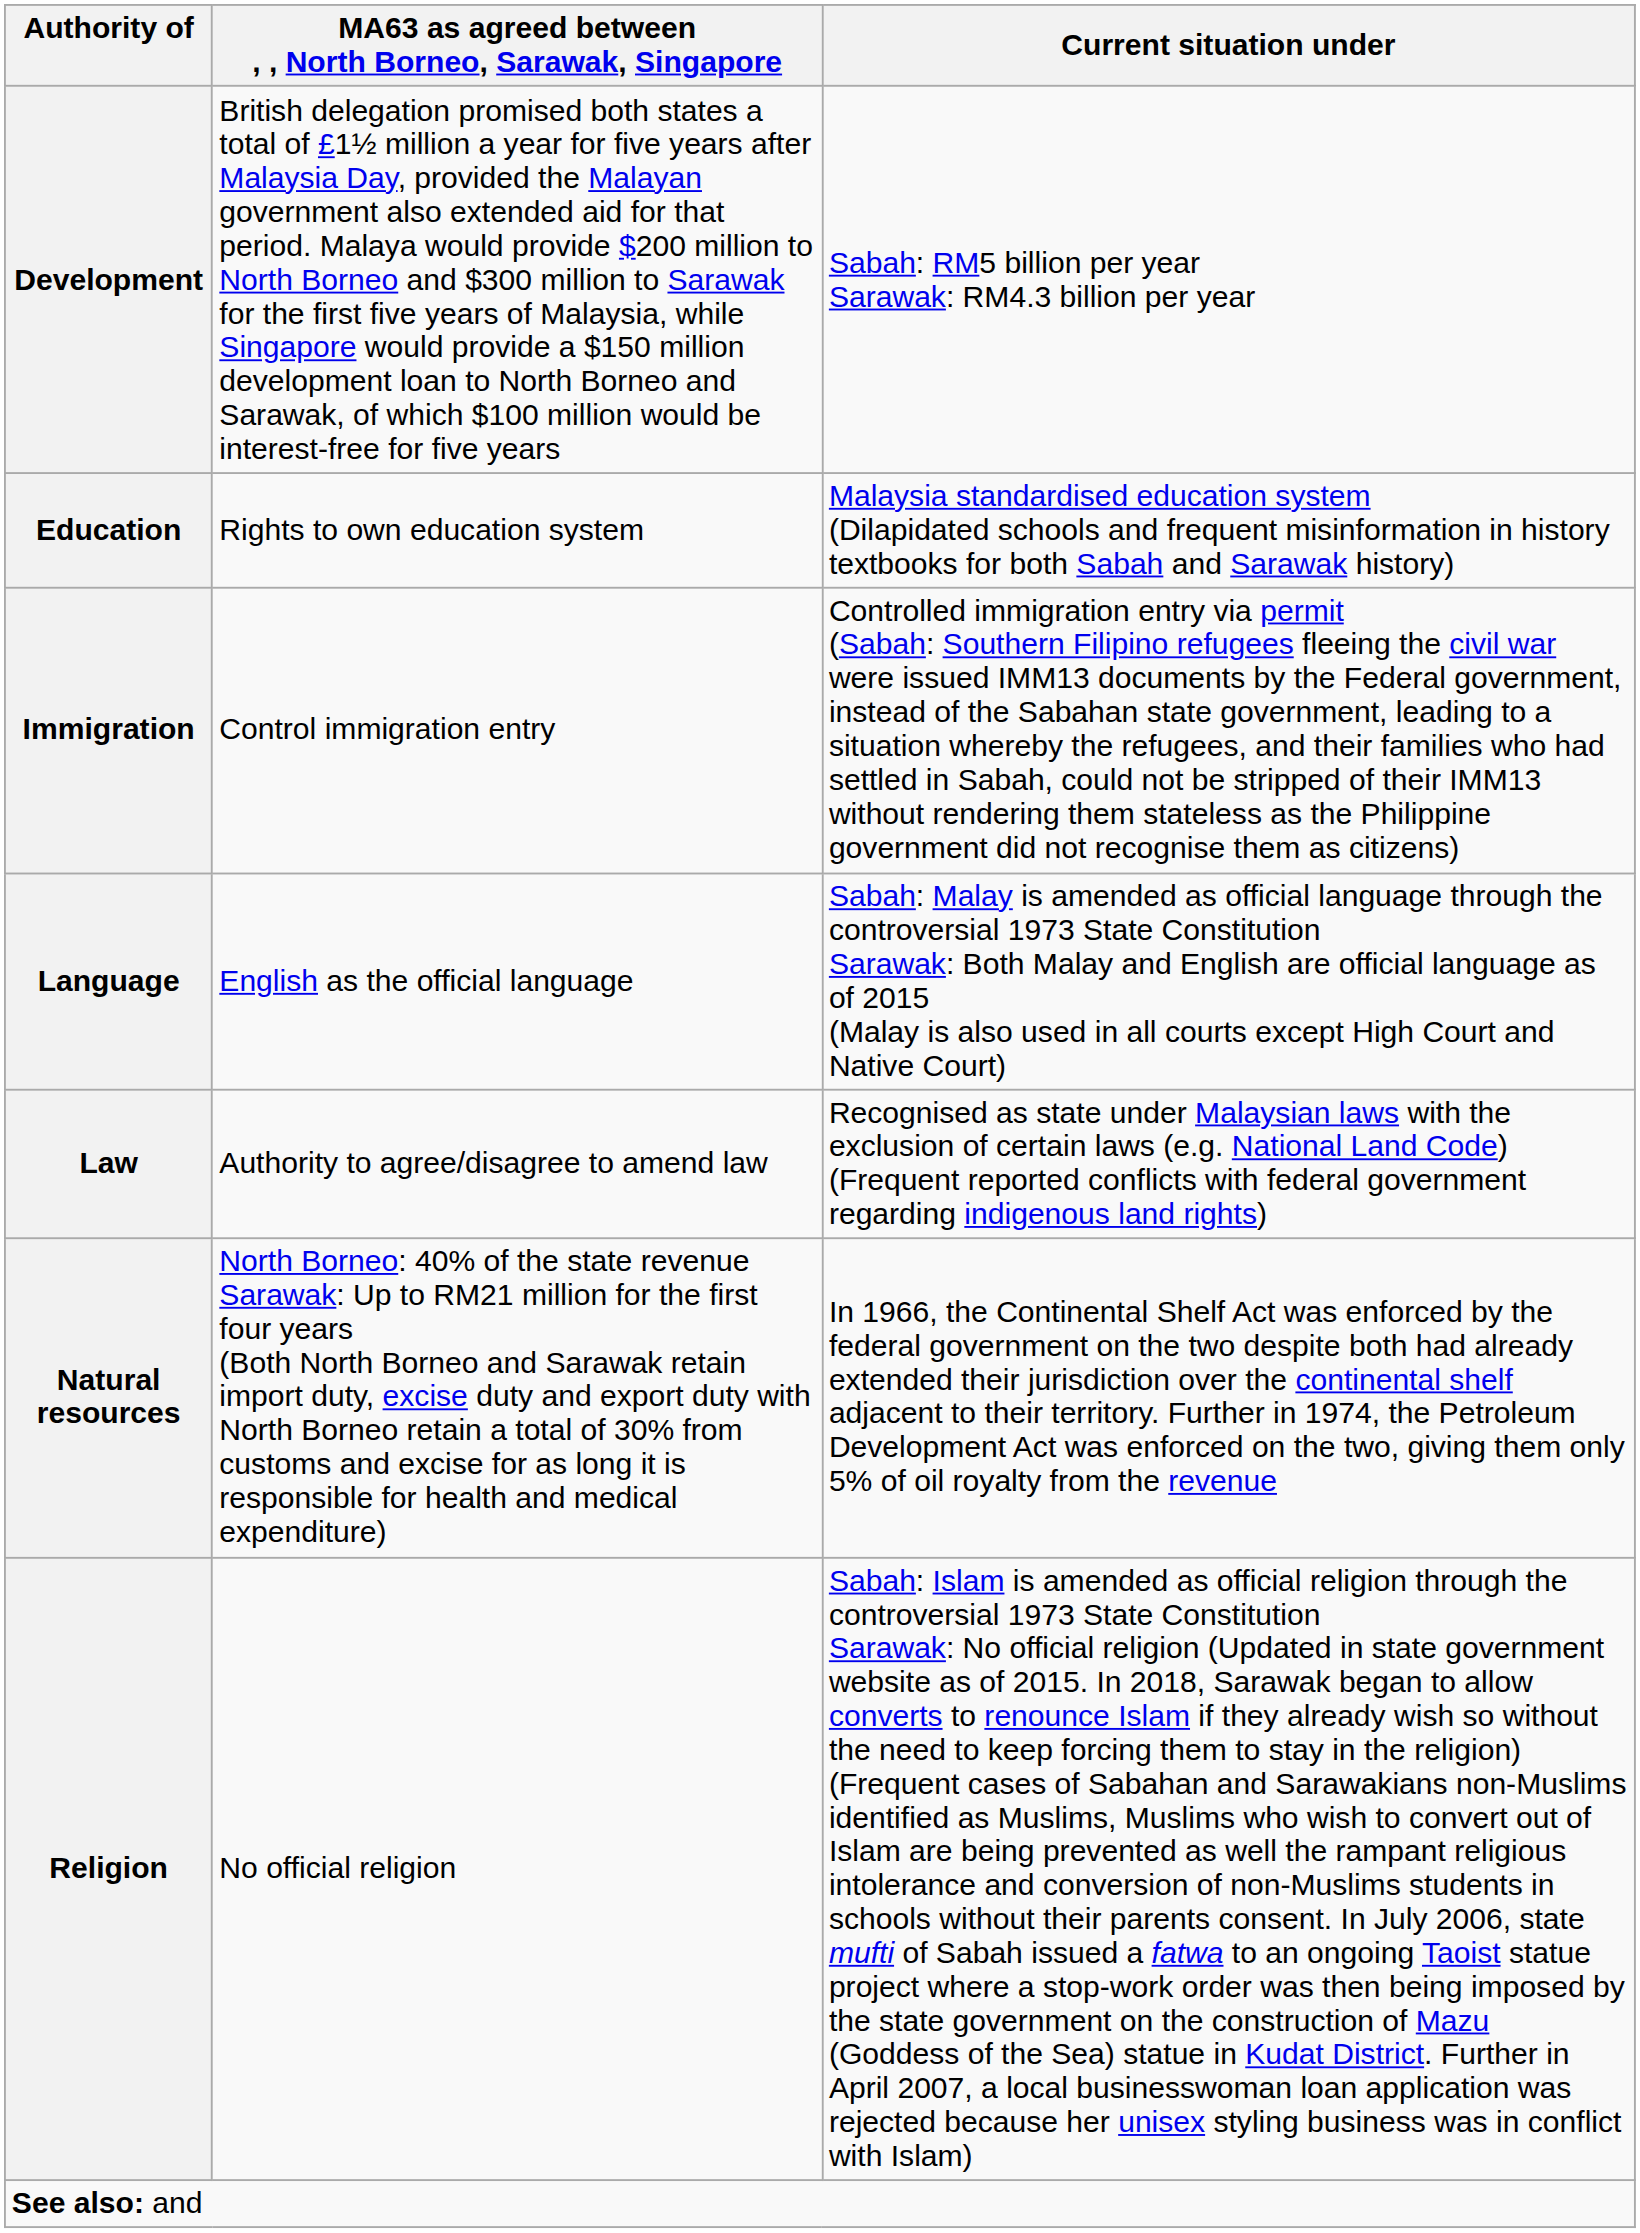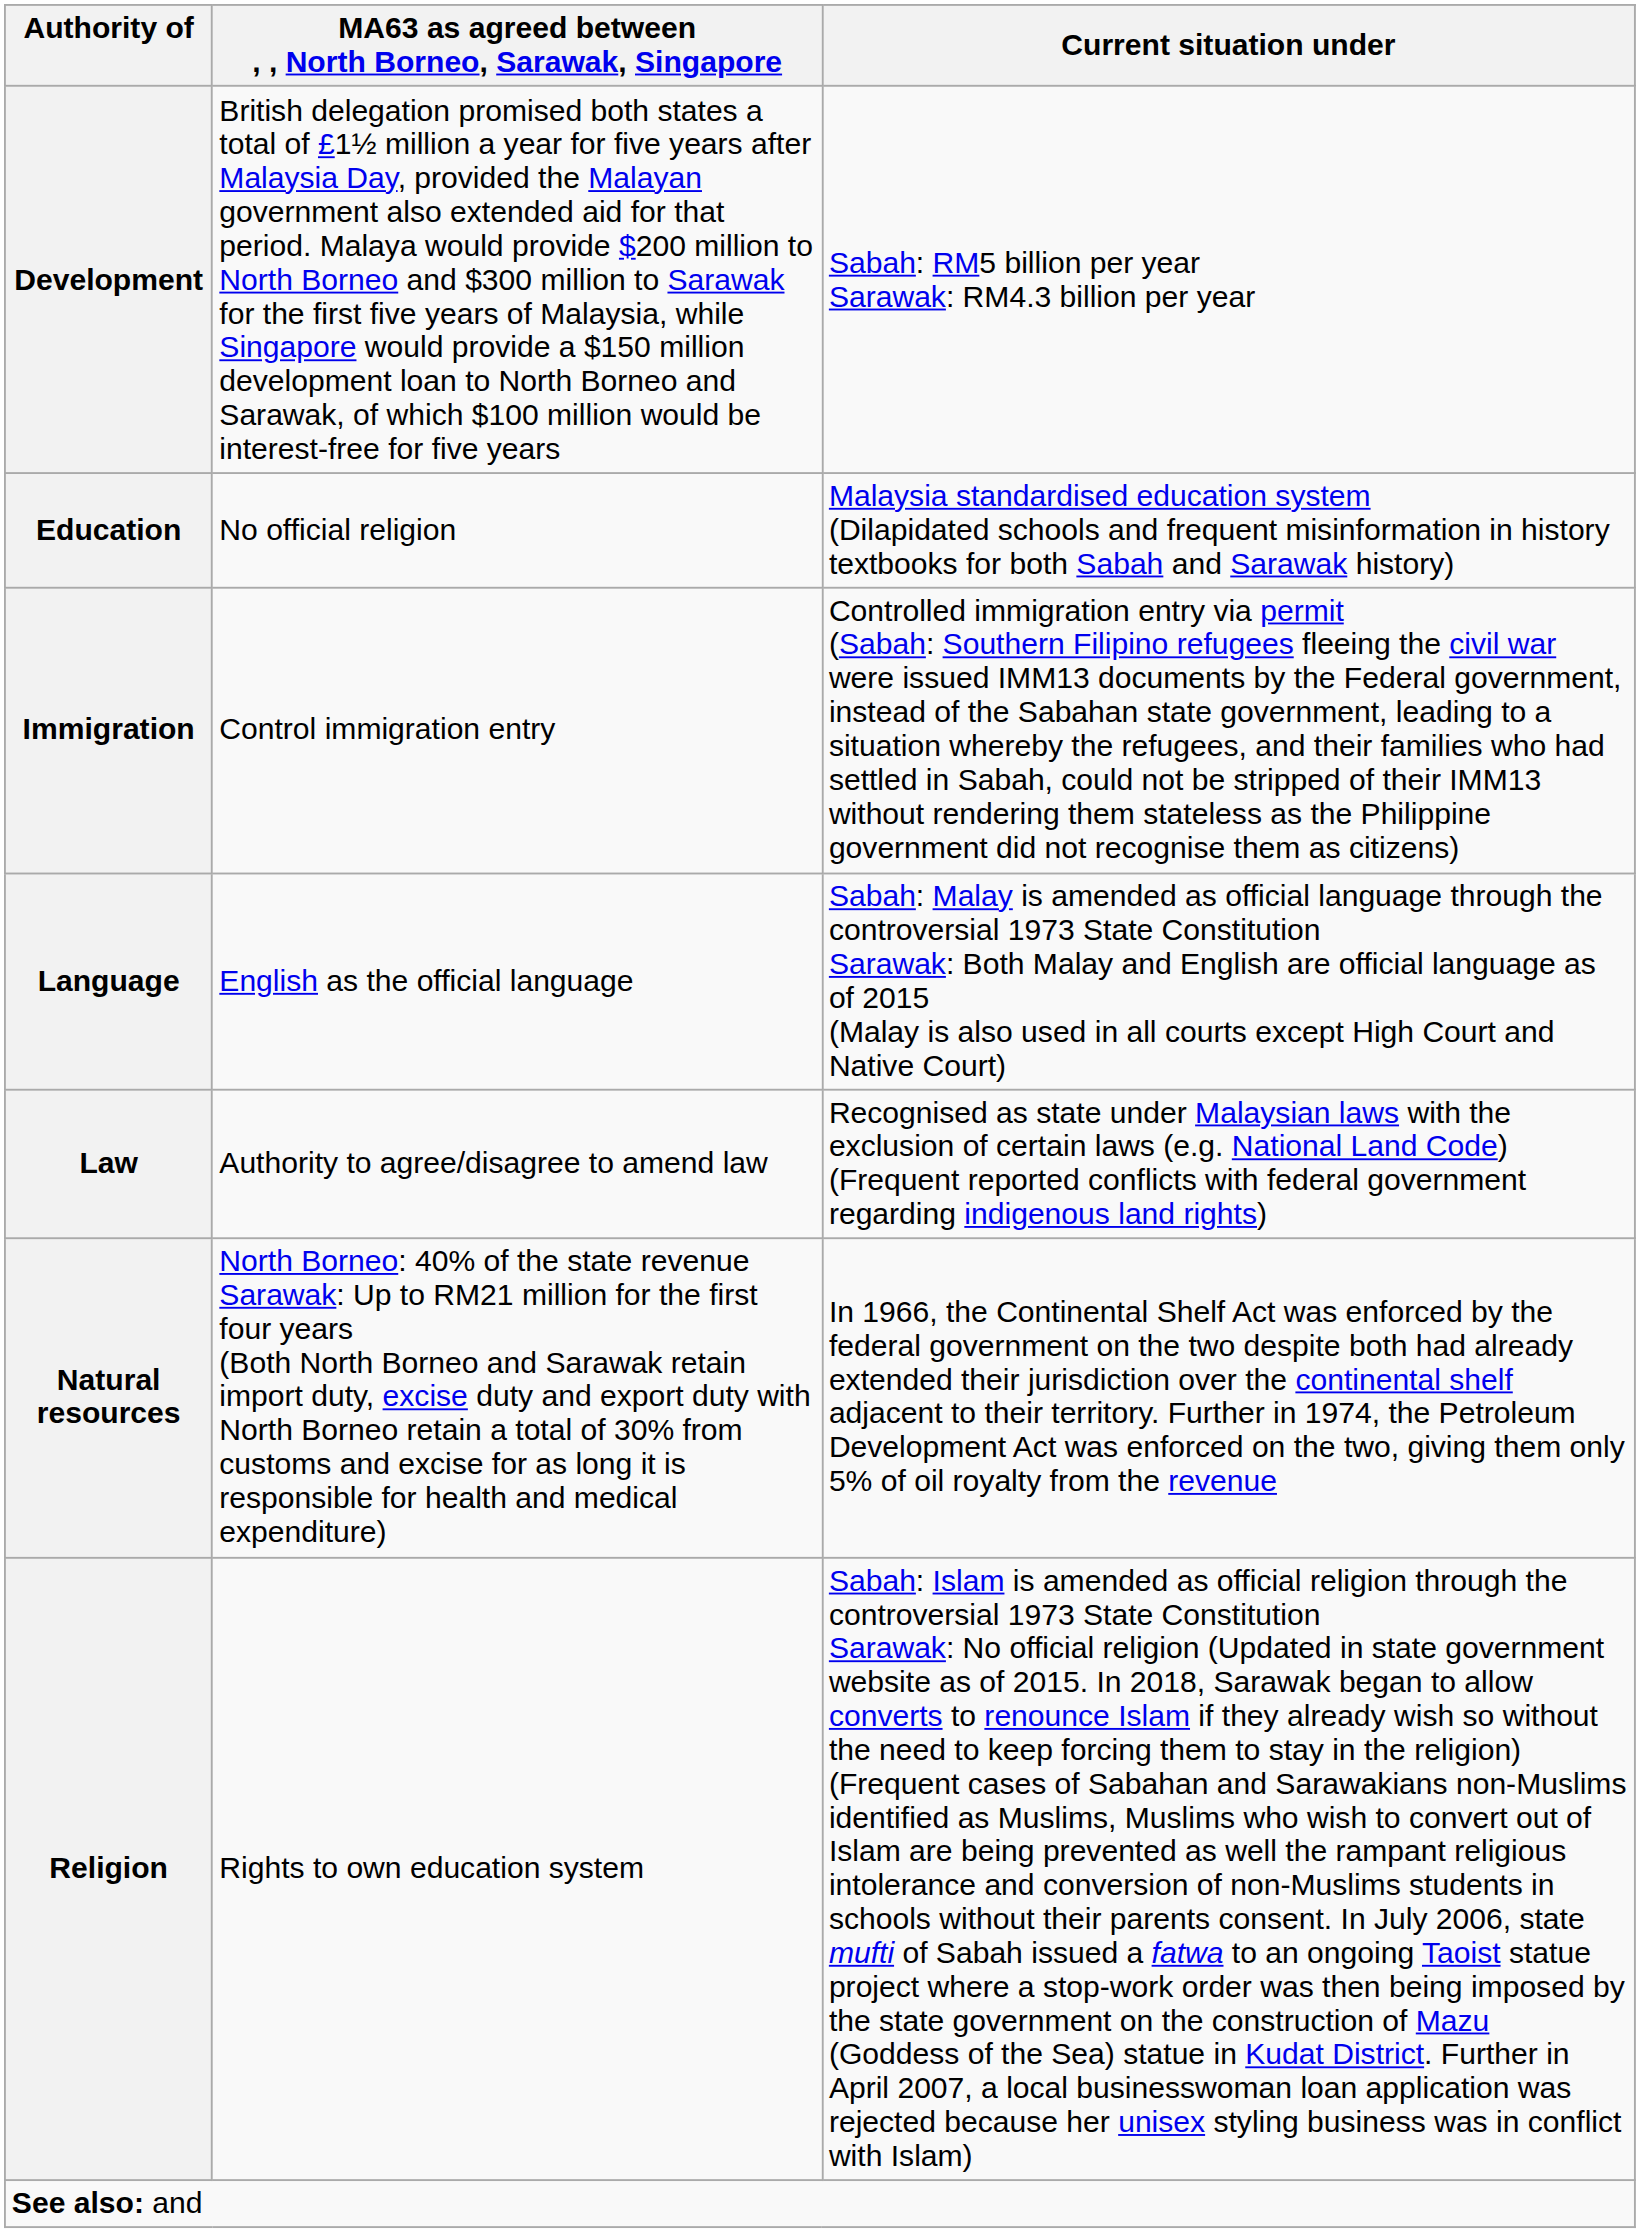(432, 529) Rights to own education system -> (338, 529) No official religion
(338, 1868) No official religion -> (432, 1868) Rights to own education system
